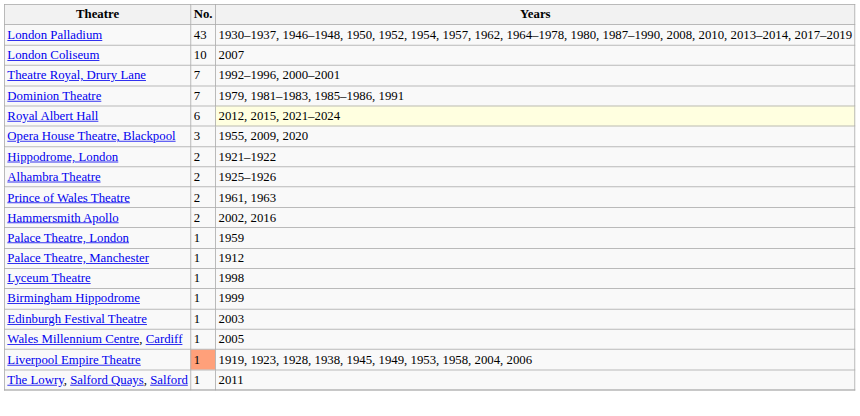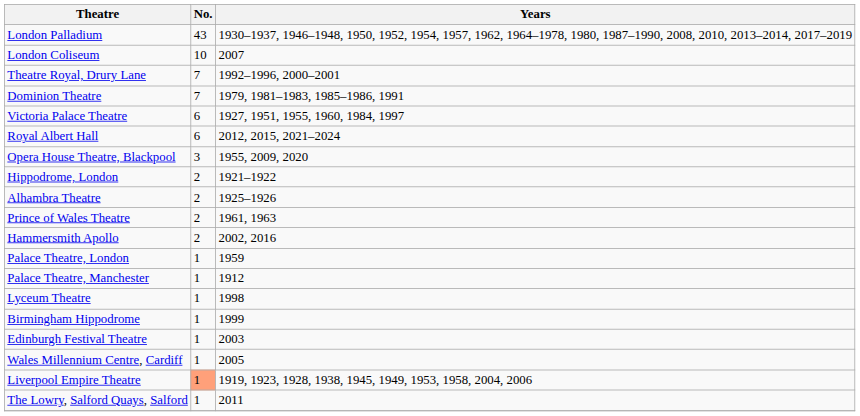+ row: (67, 116)
(279, 116) lightyellow background -> (279, 136) no background
